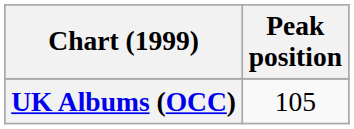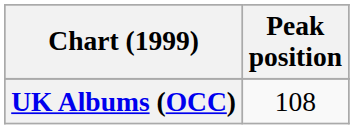(295, 100) 105 -> (295, 100) 108
